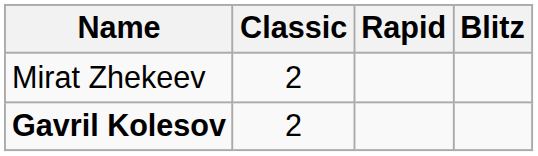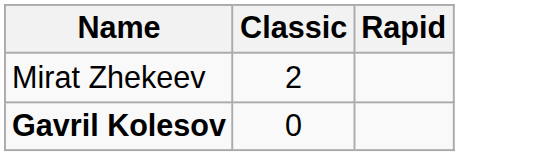- column: (492, 28)
(294, 125) 2 -> (294, 125) 0
